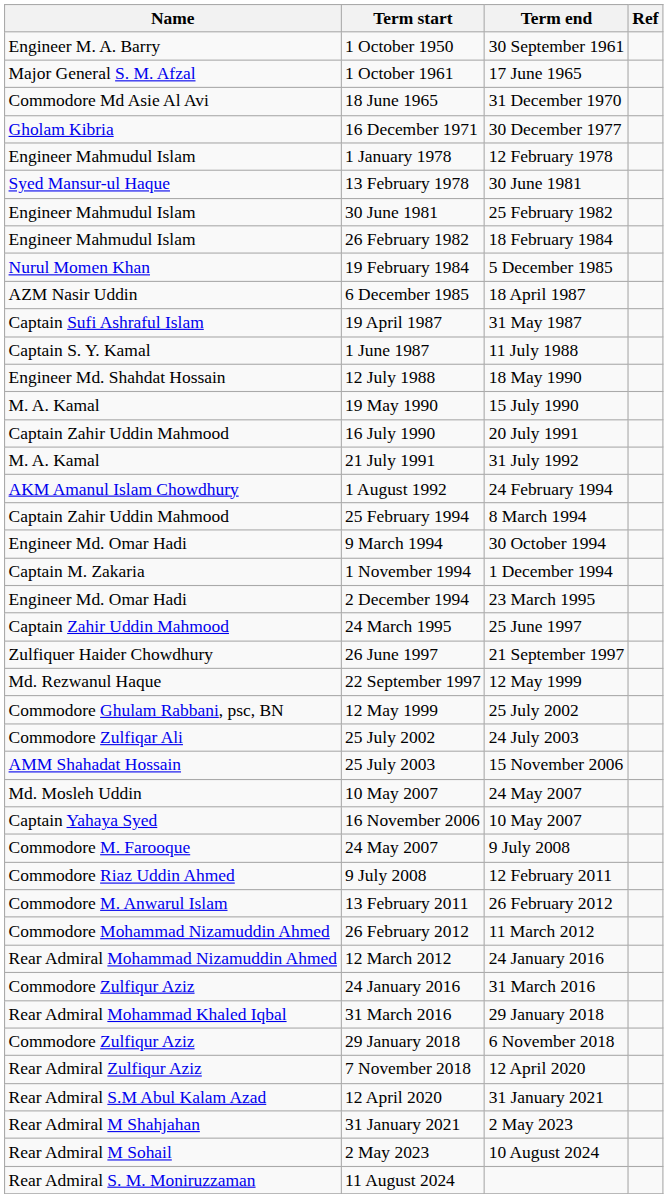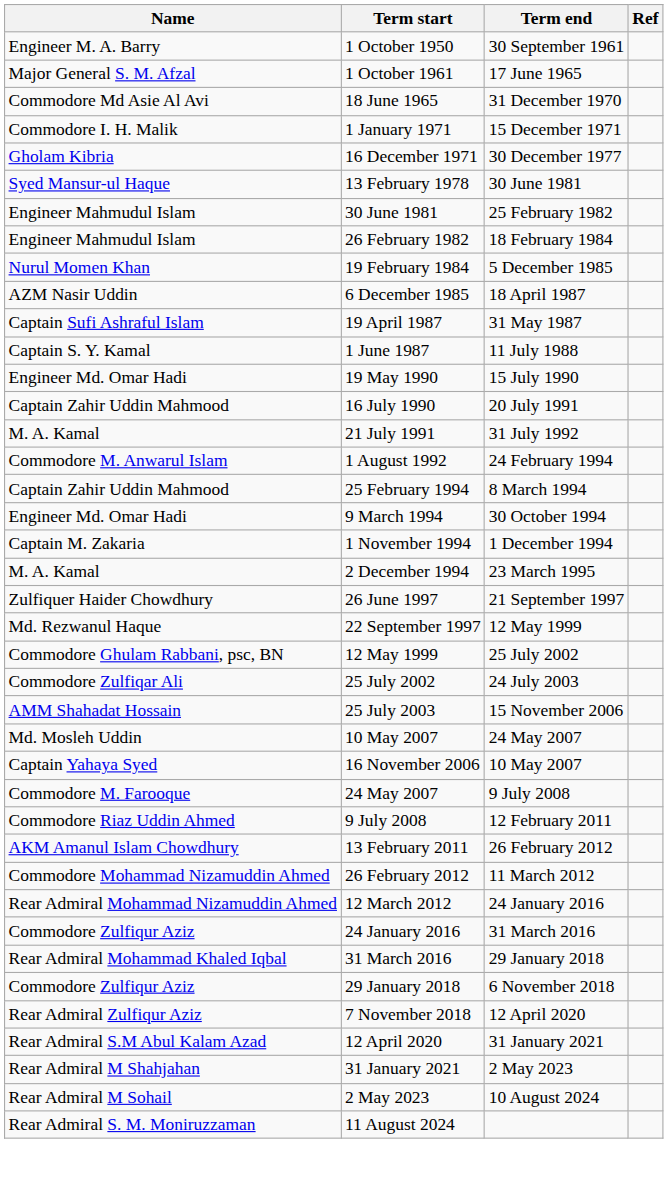+ row: (398, 128)
- row: (398, 156)
- row: (390, 377)
(54, 405) M. A. Kamal -> (98, 377) Engineer Md. Omar Hadi
(124, 488) AKM Amanul Islam Chowdhury -> (118, 460) Commodore M. Anwarul Islam
(98, 599) Engineer Md. Omar Hadi -> (54, 571) M. A. Kamal
- row: (398, 626)
(118, 903) Commodore M. Anwarul Islam -> (124, 848) AKM Amanul Islam Chowdhury
